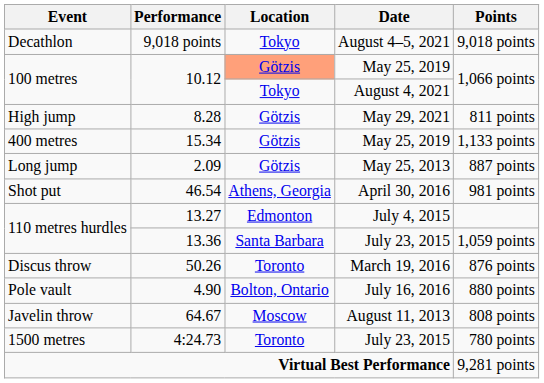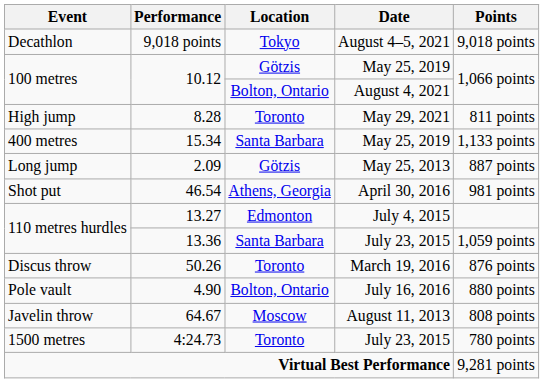(280, 66) lightsalmon background -> (280, 66) no background
(280, 91) Tokyo -> (280, 91) Bolton, Ontario
(280, 116) Götzis -> (280, 116) Toronto
(280, 141) Götzis -> (280, 141) Santa Barbara
